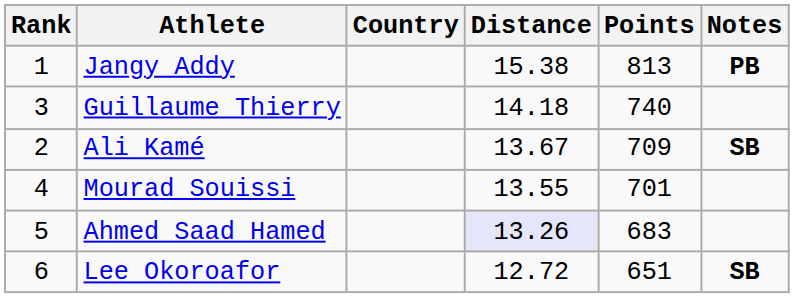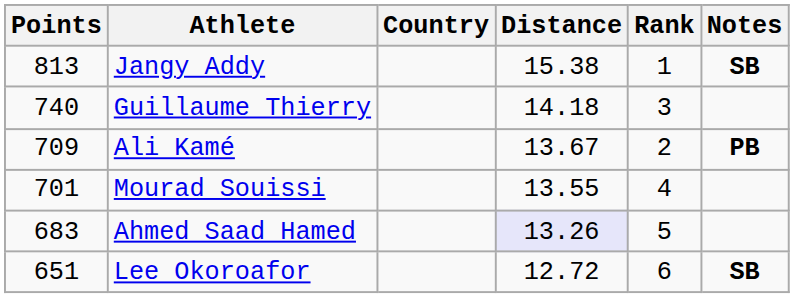columns swapped: (41, 26) <-> (649, 26)
(745, 67) PB -> (745, 67) SB
(745, 149) SB -> (745, 149) PB
